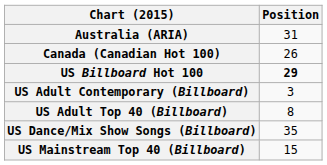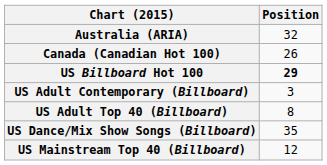(291, 34) 31 -> (291, 34) 32
(291, 150) 15 -> (291, 150) 12
